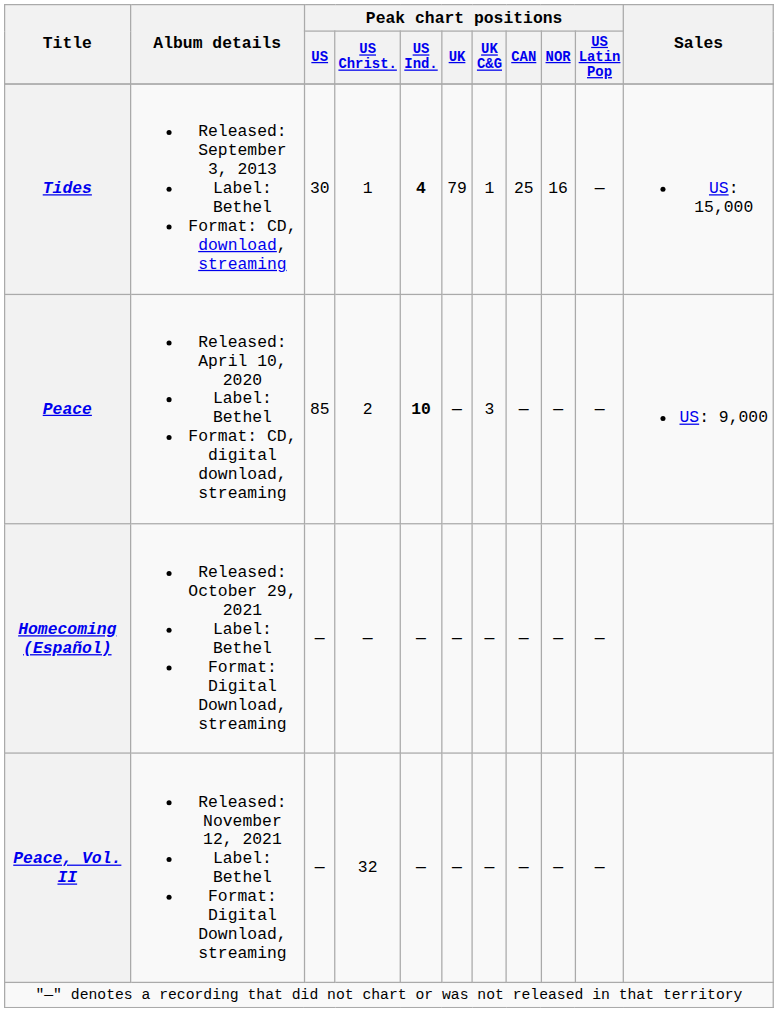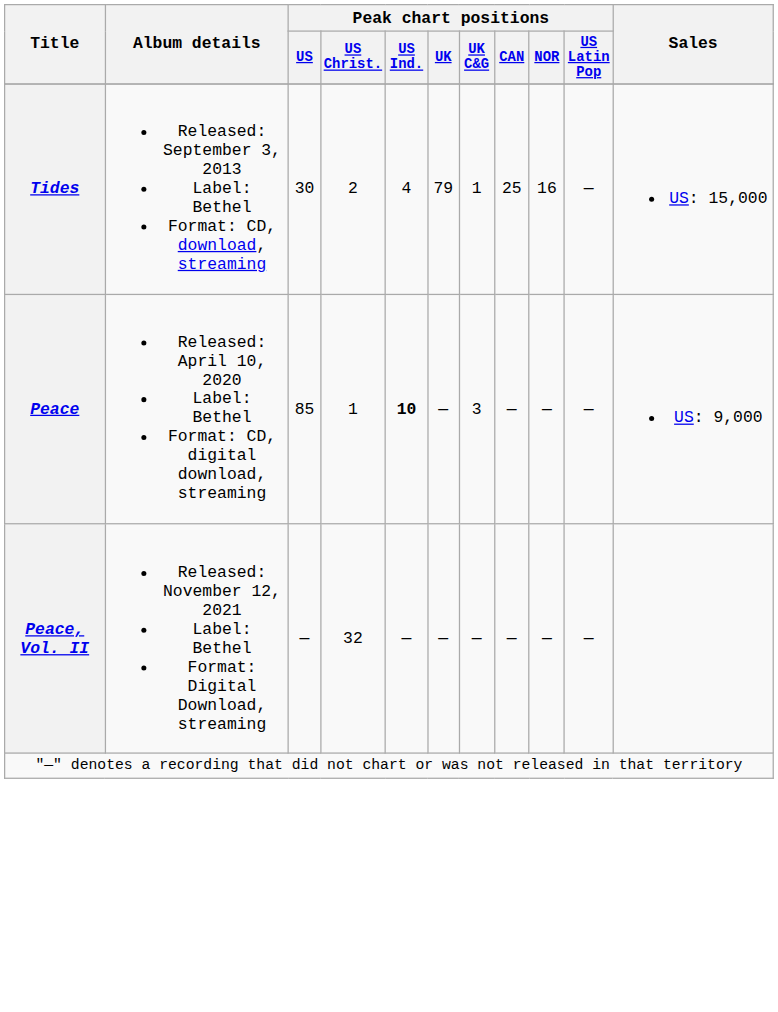(368, 189) 1 -> (353, 189) 2
(421, 189) bold -> (406, 189) normal
(368, 409) 2 -> (353, 409) 1
- row: (67, 638)
